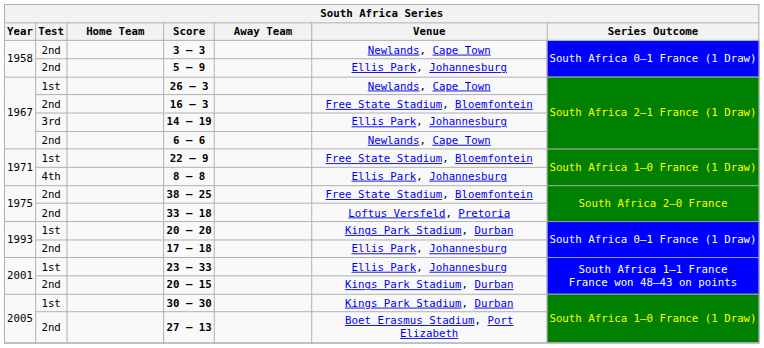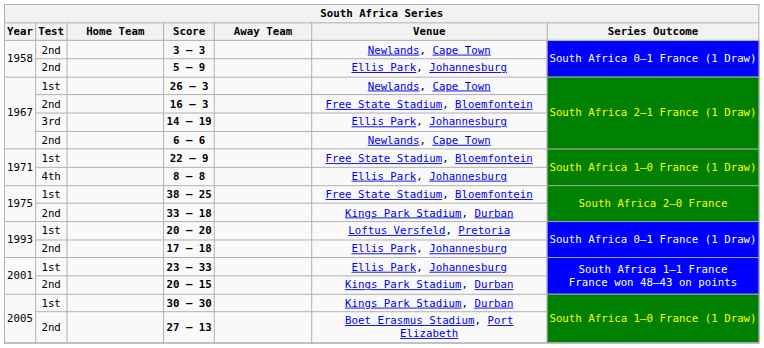(51, 194) 2nd -> (51, 194) 1st
(429, 212) Loftus Versfeld, Pretoria -> (429, 212) Kings Park Stadium, Durban
(429, 230) Kings Park Stadium, Durban -> (429, 230) Loftus Versfeld, Pretoria
